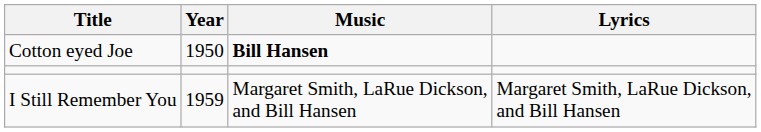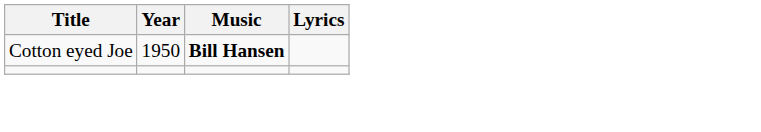- row: (93, 100)
